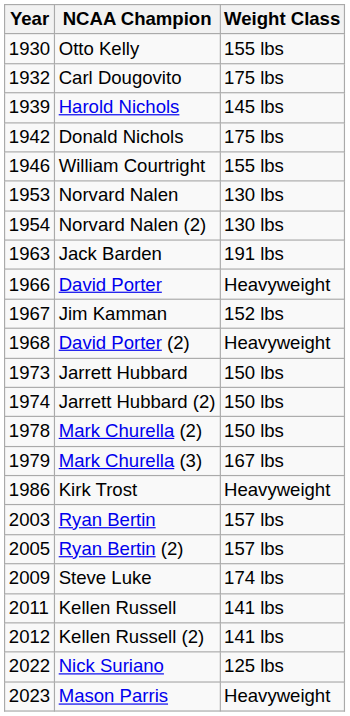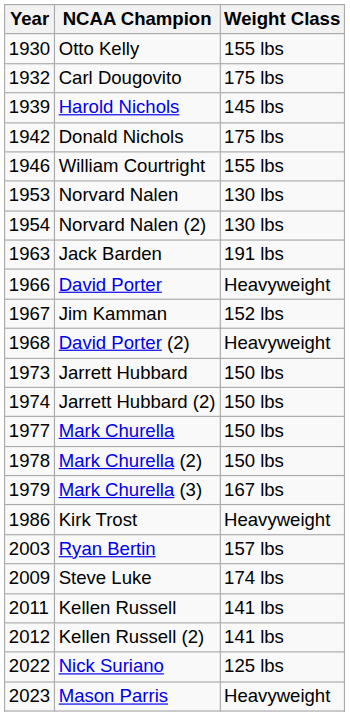+ row: (116, 431)
- row: (121, 549)
